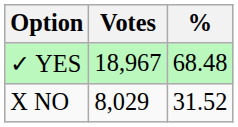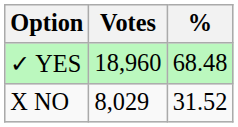(128, 63) 18,967 -> (128, 63) 18,960
